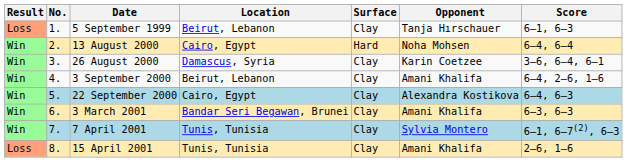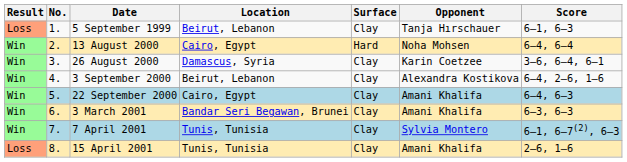(442, 79) Amani Khalifa -> (460, 79) Alexandra Kostikova
(460, 96) Alexandra Kostikova -> (442, 96) Amani Khalifa
